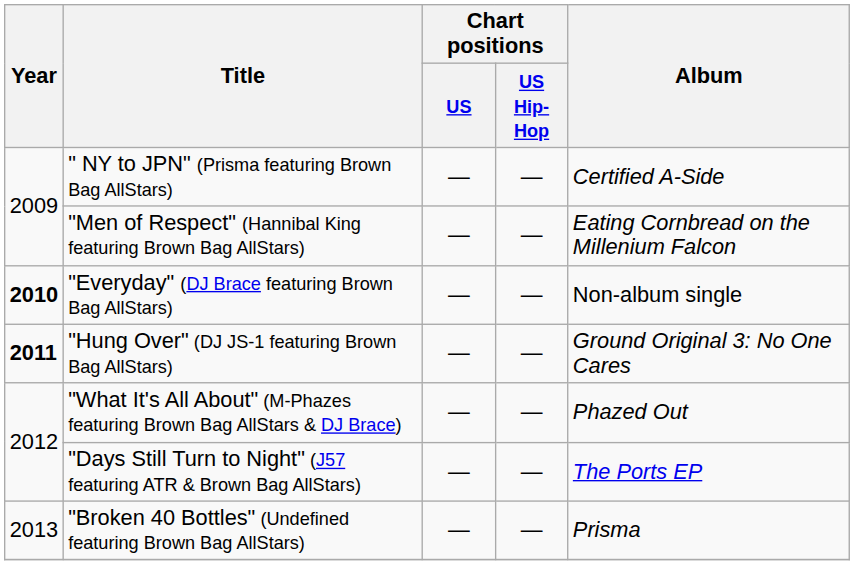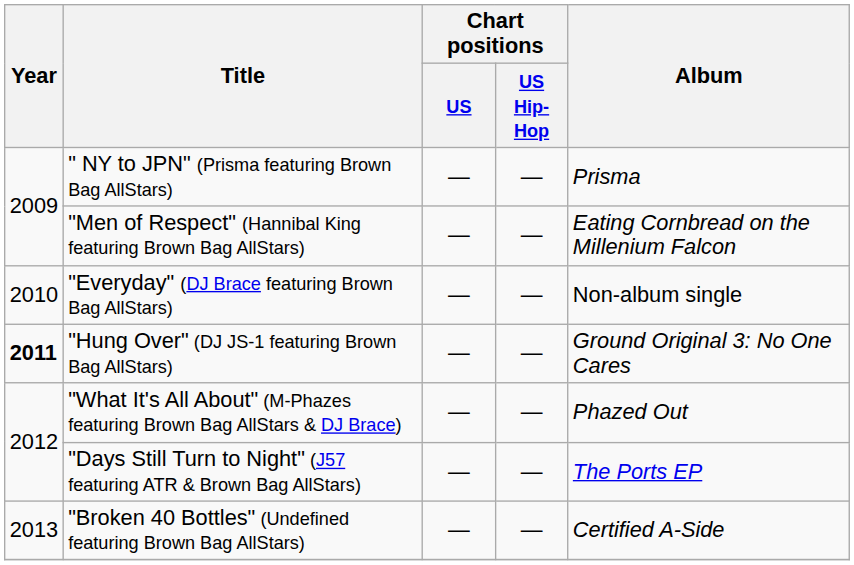(649, 176) Certified A-Side -> (607, 176) Prisma
(34, 294) bold -> (34, 294) normal
(607, 530) Prisma -> (649, 530) Certified A-Side
